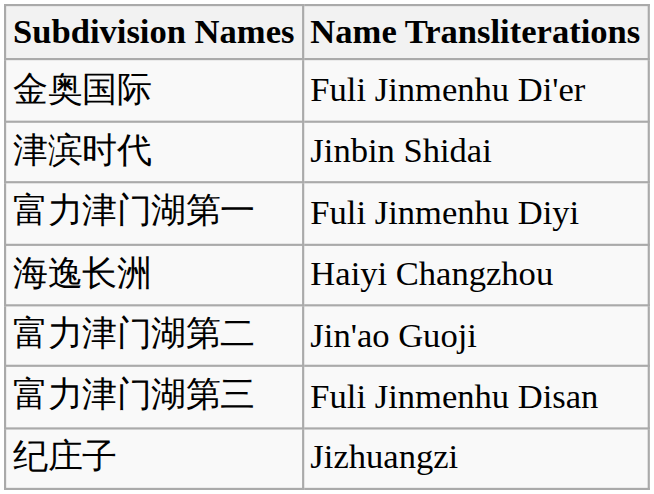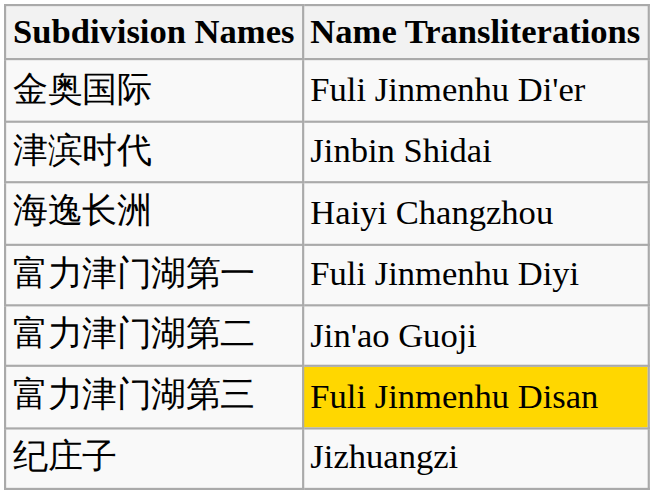rows swapped: (82, 272) <-> (134, 211)
(454, 396) no background -> (454, 396) gold background
